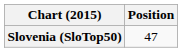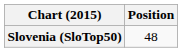(151, 36) 47 -> (151, 36) 48
